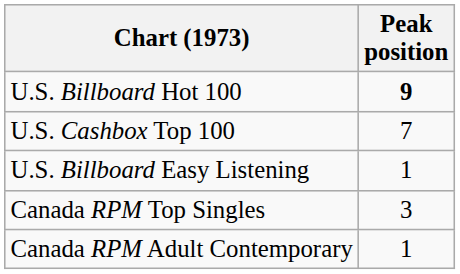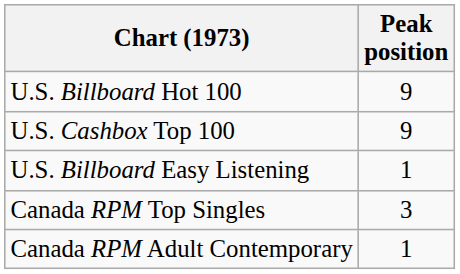(406, 91) bold -> (406, 91) normal
(406, 130) 7 -> (406, 130) 9
